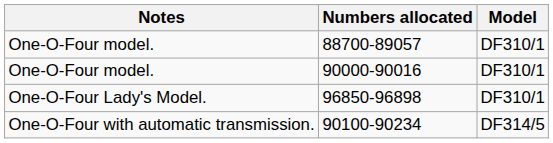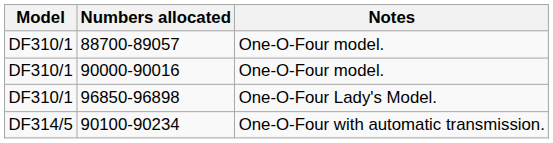columns swapped: (513, 17) <-> (162, 17)
